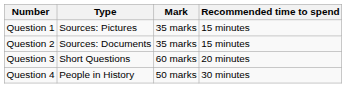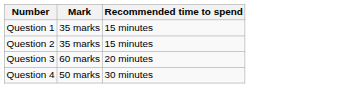- column: (105, 12)
